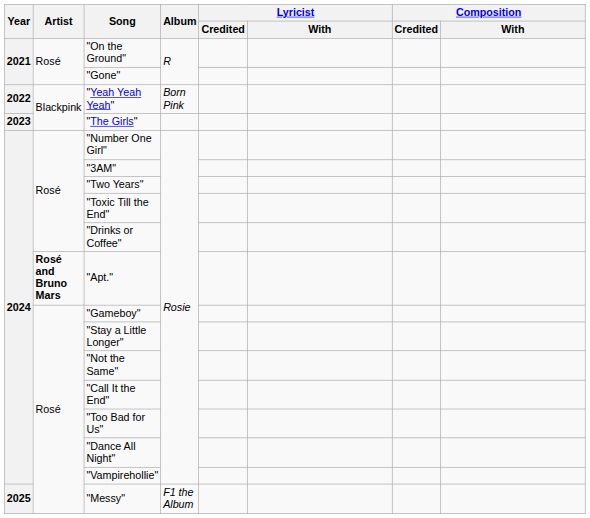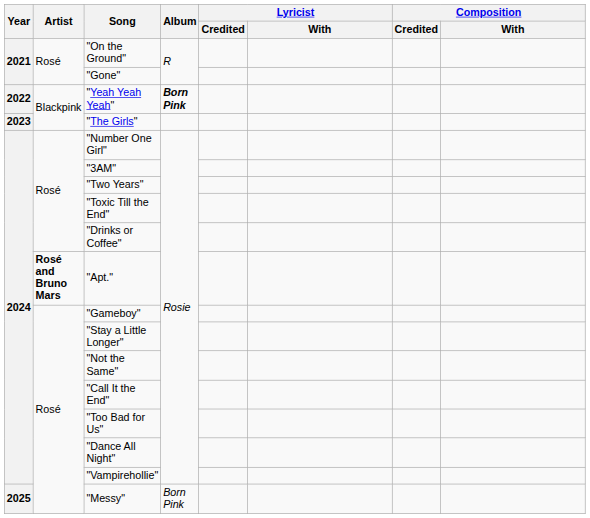(174, 99) normal -> (176, 99) bold
(178, 498) F1 the Album -> (174, 498) Born Pink
